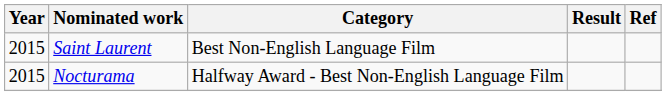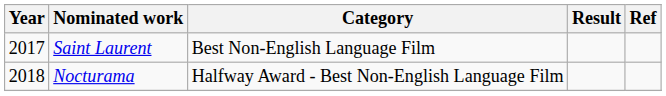(27, 47) 2015 -> (27, 47) 2017
(27, 76) 2015 -> (27, 76) 2018
